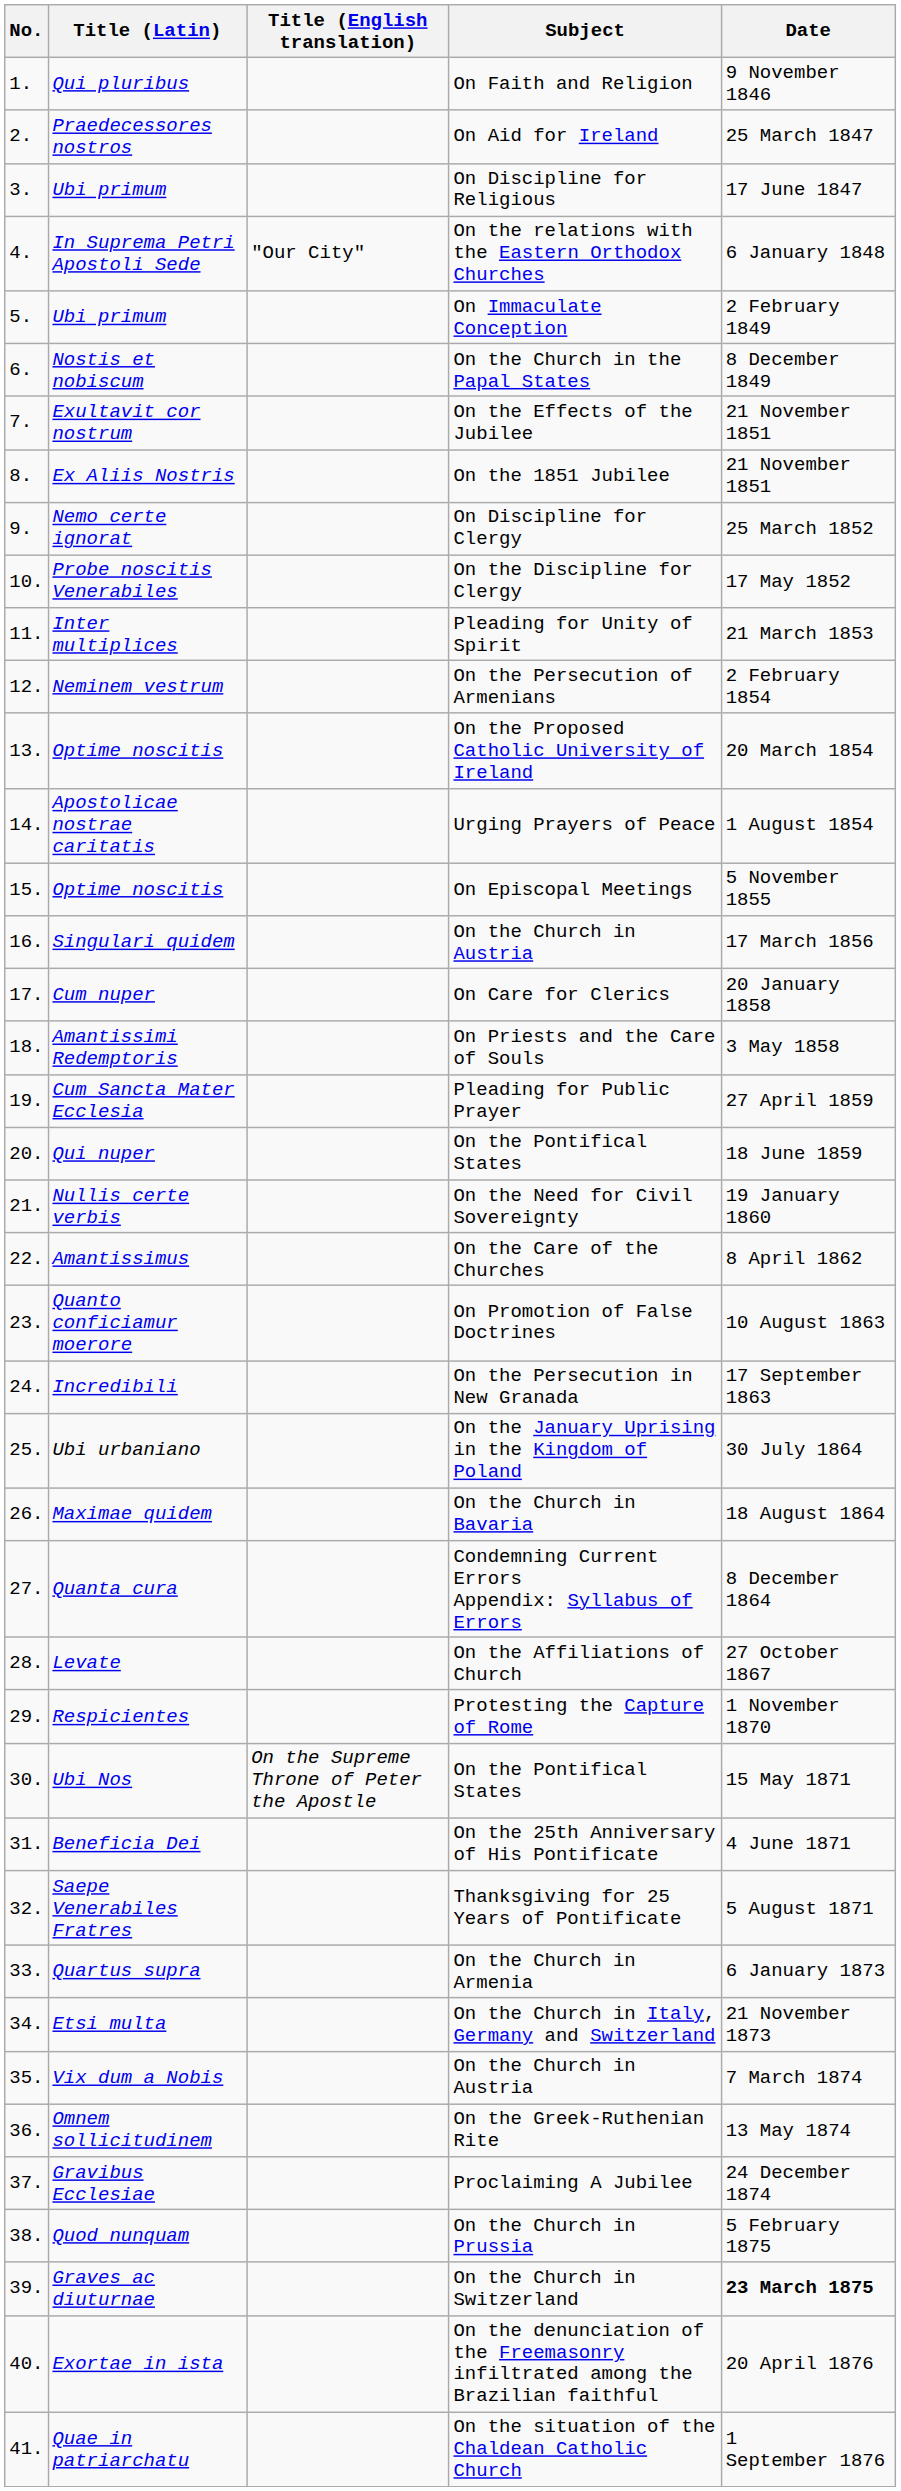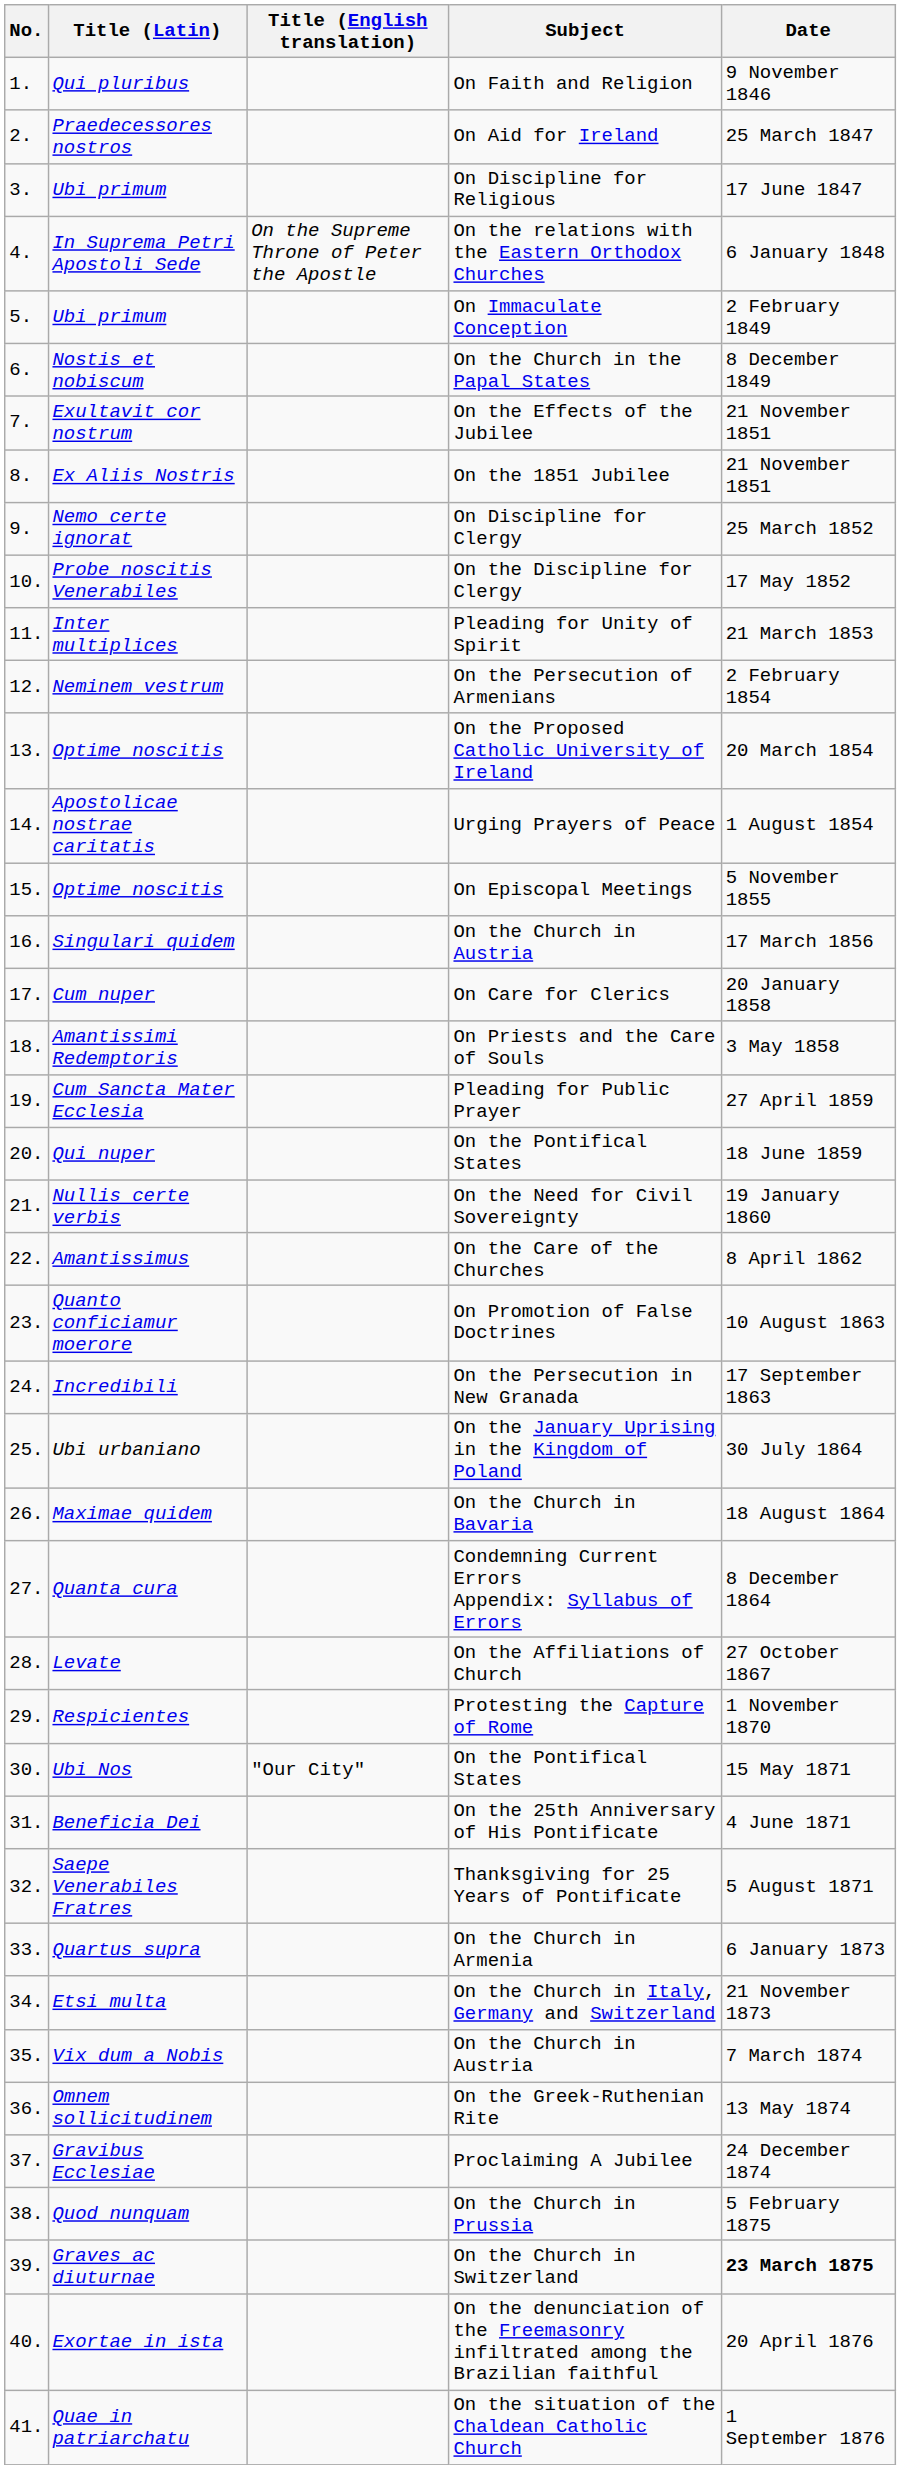(308, 253) "Our City" -> (337, 253) On the Supreme Throne of Peter the Apostle
(337, 1780) On the Supreme Throne of Peter the Apostle -> (308, 1769) "Our City"
